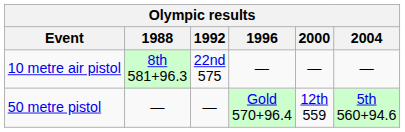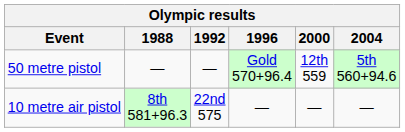rows swapped: (54, 107) <-> (64, 68)
